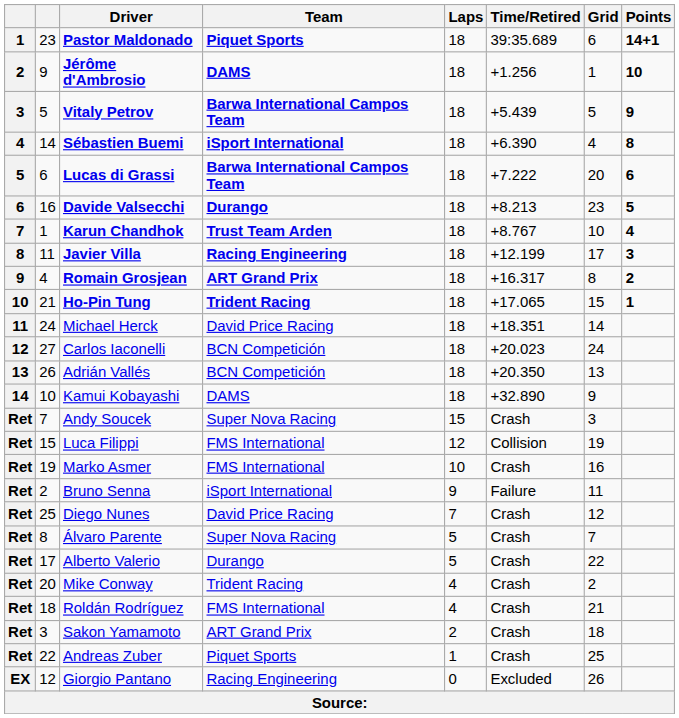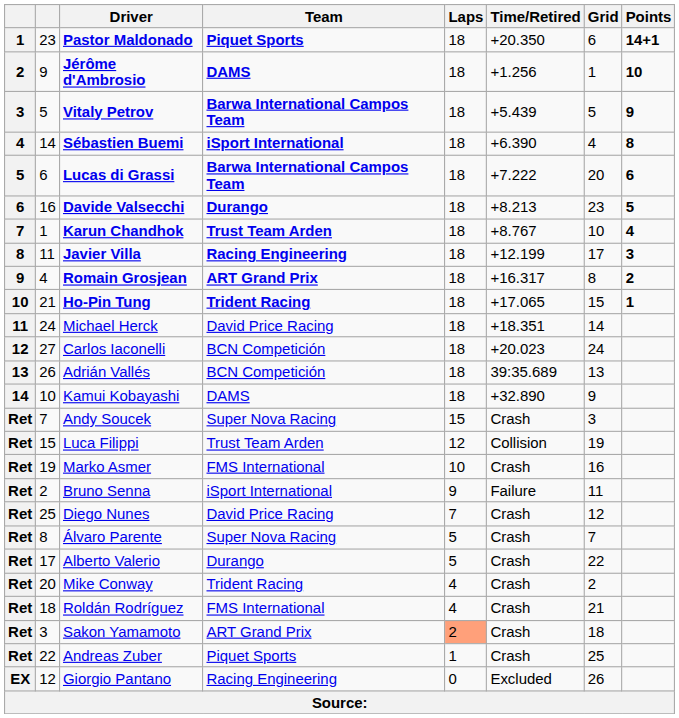(524, 40) 39:35.689 -> (518, 40) +20.350
(518, 372) +20.350 -> (524, 372) 39:35.689
(265, 443) FMS International -> (265, 443) Trust Team Arden
(453, 631) no background -> (453, 631) lightsalmon background
